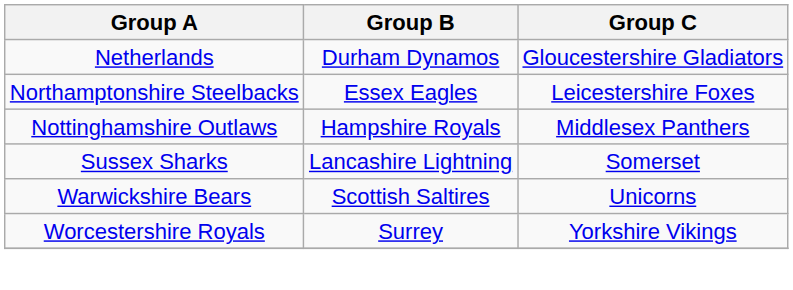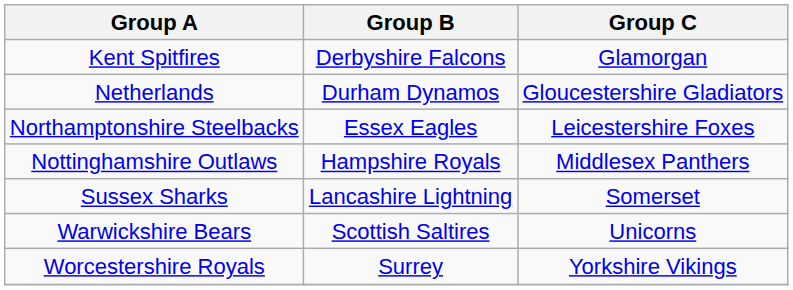+ row: (154, 57)
